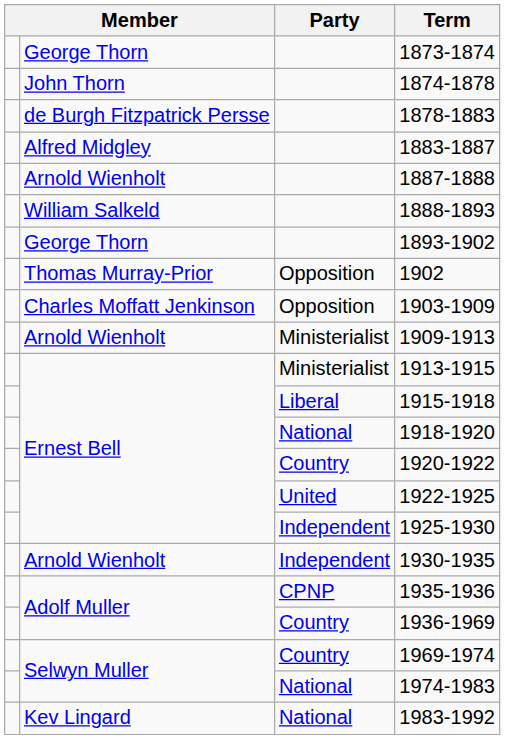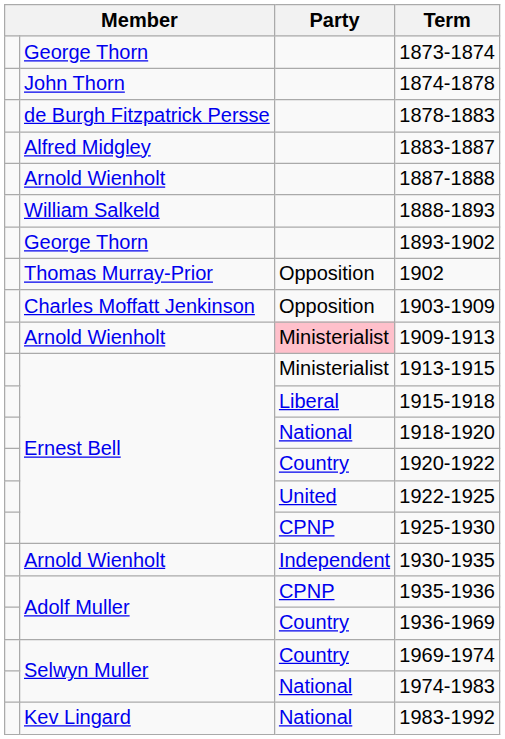(334, 337) no background -> (334, 337) pink background
(335, 527) Independent -> (307, 527) CPNP
